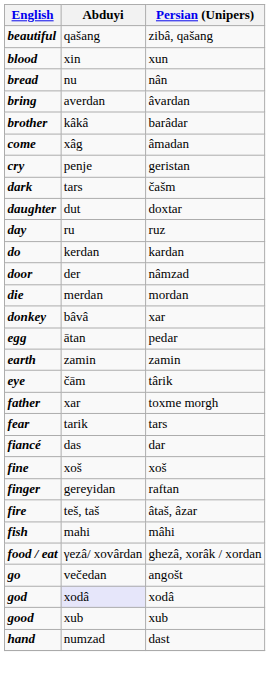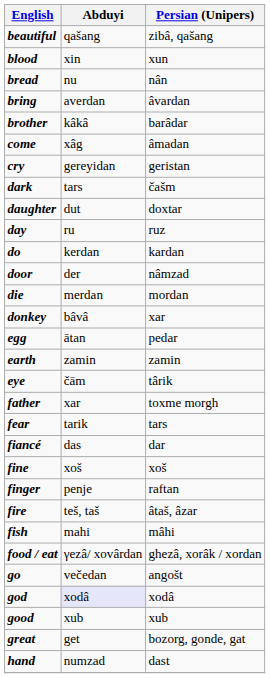(78, 165) penje -> (89, 165) gereyidan
(89, 488) gereyidan -> (78, 488) penje
+ row: (21, 639)
